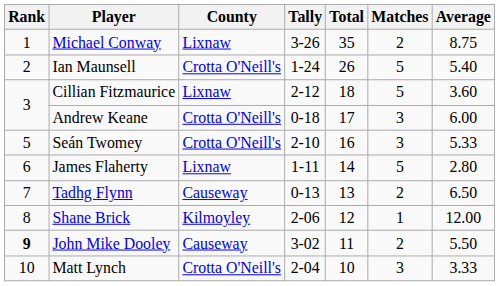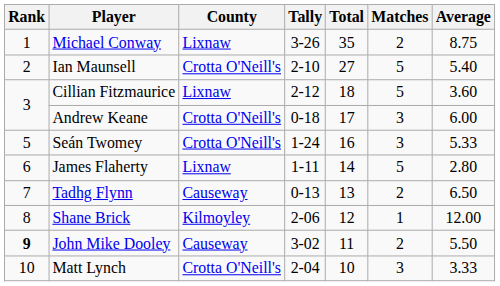(305, 67) 1-24 -> (305, 67) 2-10
(347, 67) 26 -> (347, 67) 27
(305, 142) 2-10 -> (305, 142) 1-24
